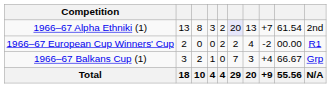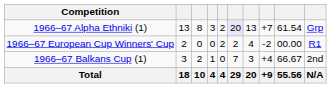(315, 28) 2nd -> (315, 28) Grp
(315, 59) Grp -> (315, 59) 2nd
